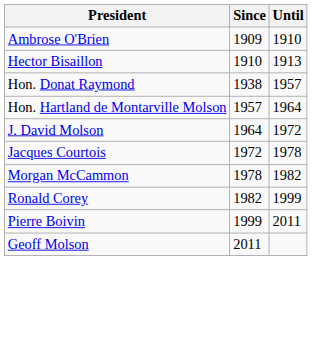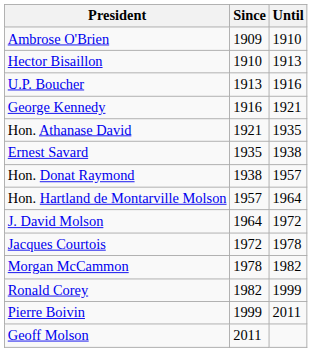+ row: (46, 84)
+ row: (57, 107)
+ row: (70, 130)
+ row: (48, 152)
